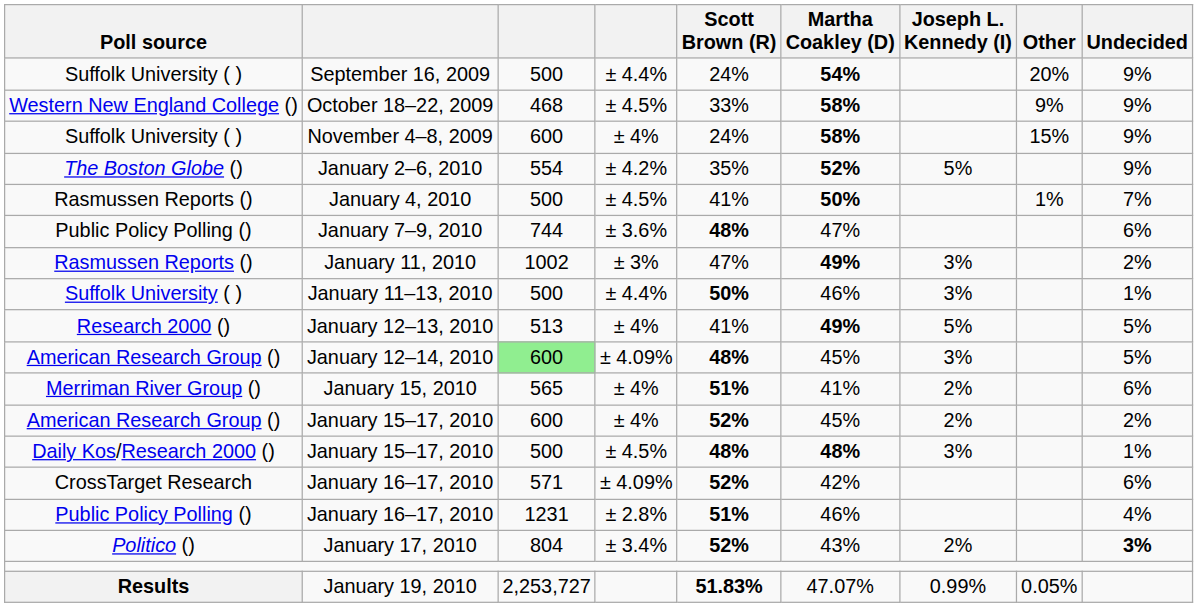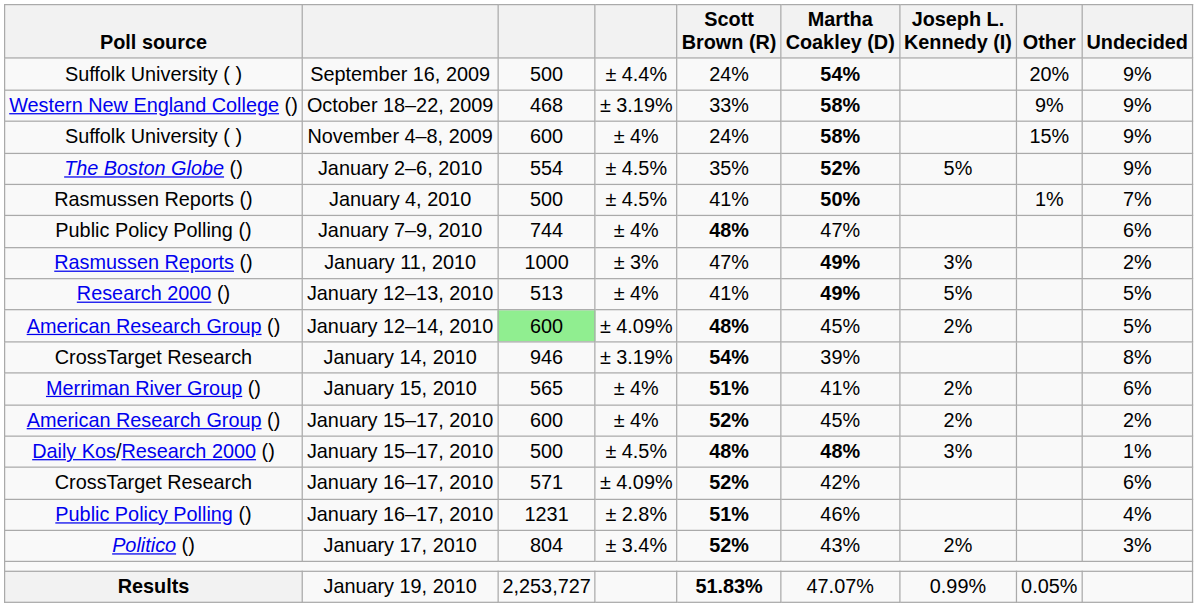(636, 105) ± 4.5% -> (636, 105) ± 3.19%
(636, 168) ± 4.2% -> (636, 168) ± 4.5%
(636, 231) ± 3.6% -> (636, 231) ± 4%
(547, 262) 1002 -> (547, 262) 1000
- row: (153, 294)
(958, 357) 3% -> (958, 325) 2%
+ row: (153, 357)
(1137, 545) bold -> (1137, 545) normal
